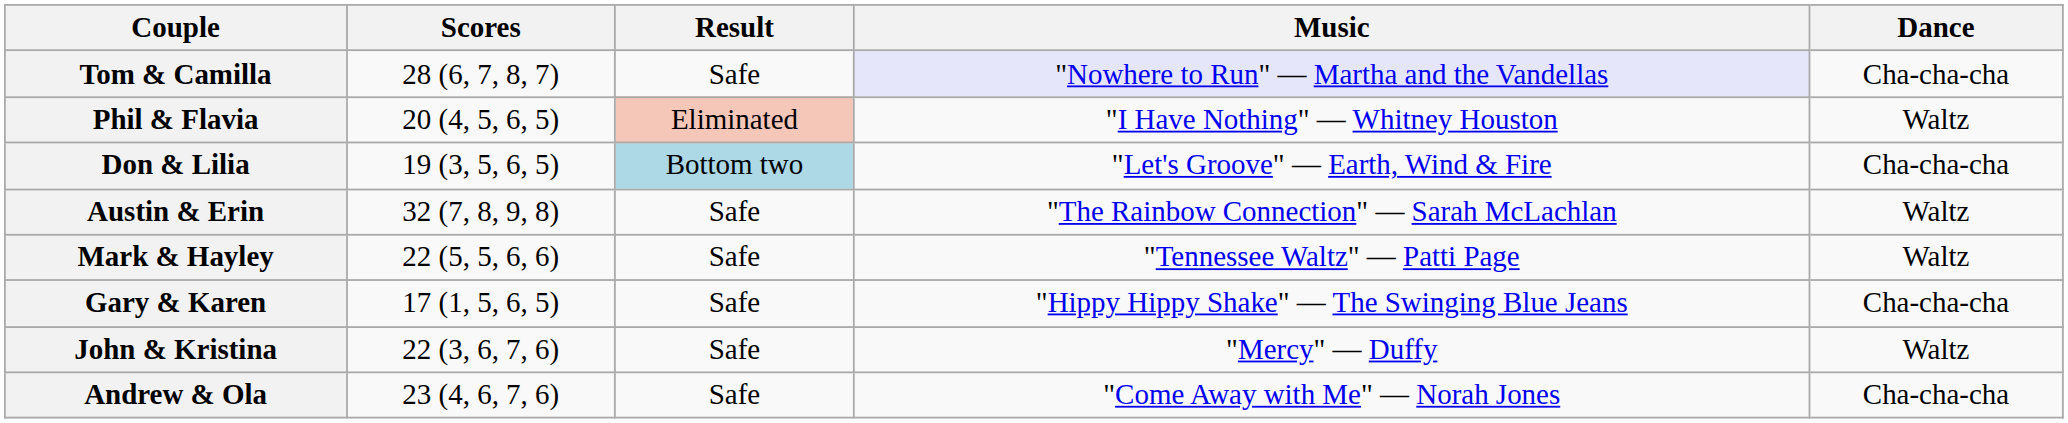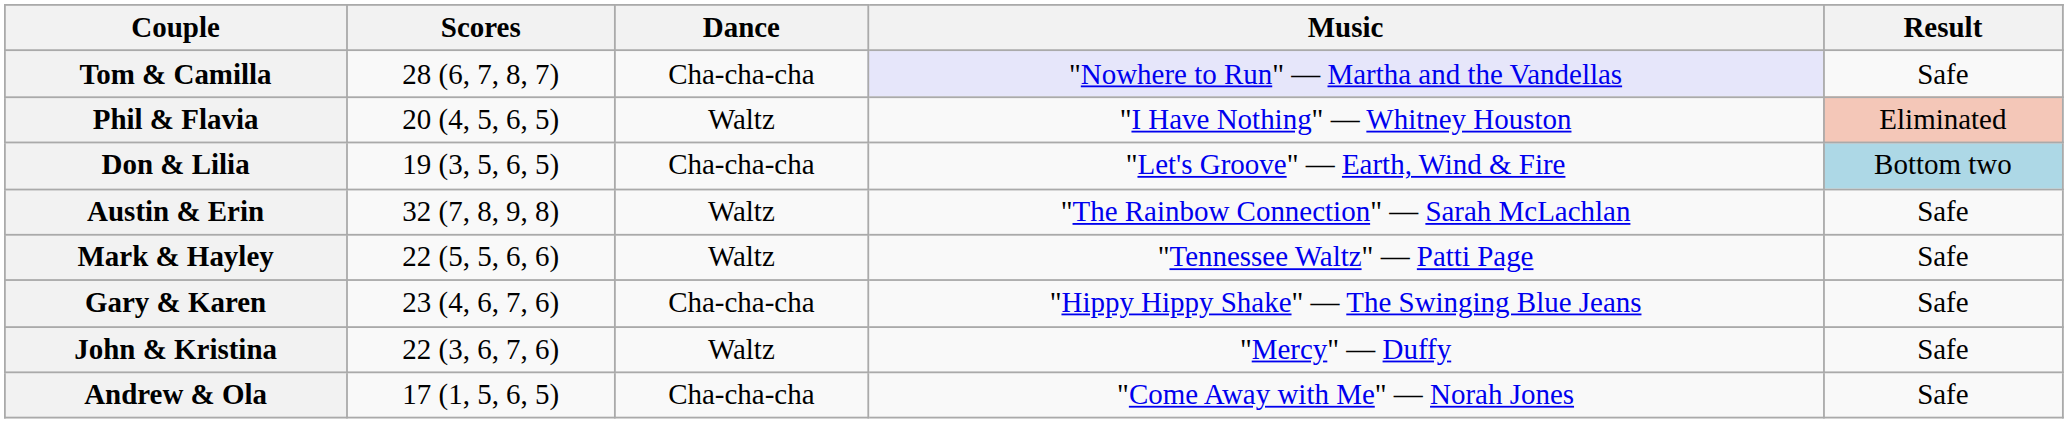columns swapped: (1936, 27) <-> (734, 27)
(481, 303) 17 (1, 5, 6, 5) -> (481, 303) 23 (4, 6, 7, 6)
(481, 394) 23 (4, 6, 7, 6) -> (481, 394) 17 (1, 5, 6, 5)
